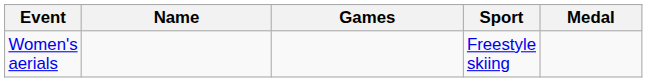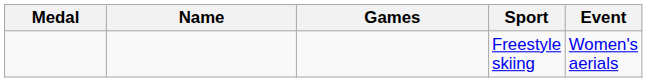columns swapped: (591, 17) <-> (43, 17)
